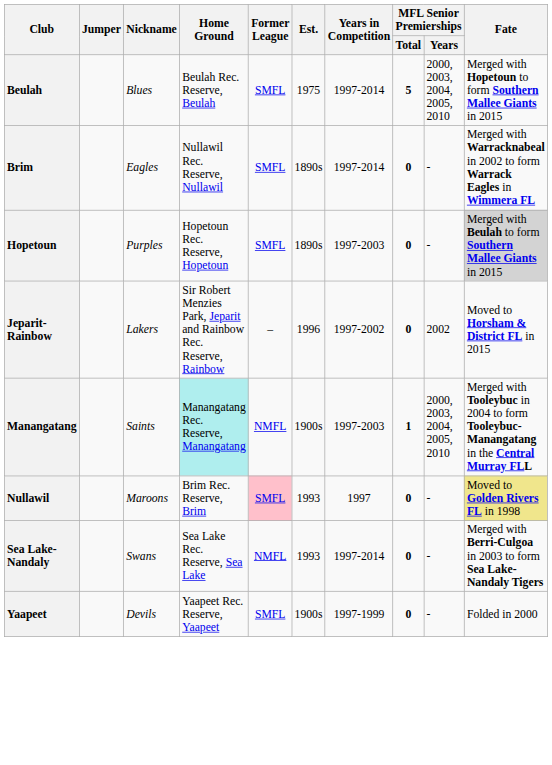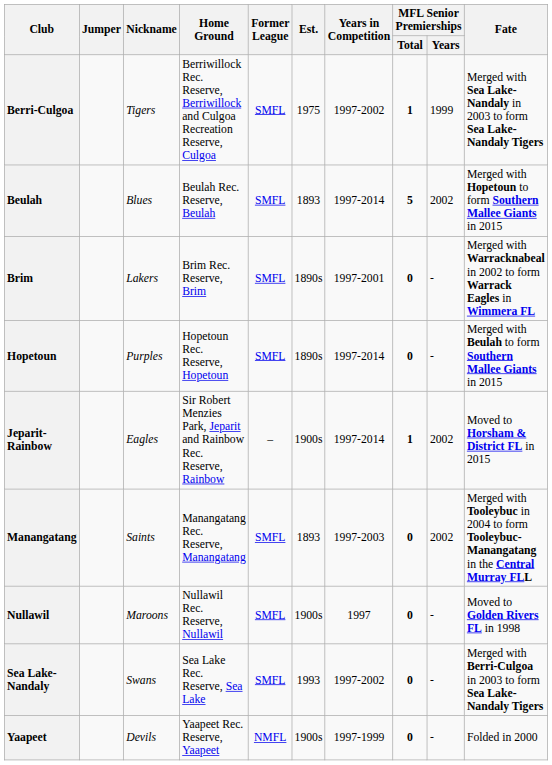+ row: (40, 109)
(309, 90) 1975 -> (309, 200) 1893
(440, 90) 2000, 2003, 2004, 2005, 2010 -> (442, 200) 2002
(142, 167) Eagles -> (142, 278) Lakers
(203, 167) Nullawil Rec. Reserve, Nullawil -> (206, 278) Brim Rec. Reserve, Brim
(359, 167) 1997-2014 -> (359, 278) 1997-2001
(359, 245) 1997-2003 -> (359, 356) 1997-2014
(503, 245) lightgrey background -> (503, 356) no background
(142, 329) Lakers -> (142, 440) Eagles
(309, 329) 1996 -> (309, 440) 1900s
(359, 329) 1997-2002 -> (359, 440) 1997-2014
(408, 329) 0 -> (410, 440) 1
(214, 427) paleturquoise background -> (214, 537) no background
(270, 427) NMFL -> (270, 537) SMFL
(309, 427) 1900s -> (309, 537) 1893
(408, 427) 1 -> (410, 537) 0
(440, 427) 2000, 2003, 2004, 2005, 2010 -> (442, 537) 2002
(206, 498) Brim Rec. Reserve, Brim -> (203, 615) Nullawil Rec. Reserve, Nullawil
(270, 498) pink background -> (270, 615) no background
(309, 498) 1993 -> (309, 615) 1900s
(503, 498) khaki background -> (503, 615) no background
(270, 556) NMFL -> (270, 679) SMFL
(359, 556) 1997-2014 -> (359, 679) 1997-2002
(270, 614) SMFL -> (270, 737) NMFL
